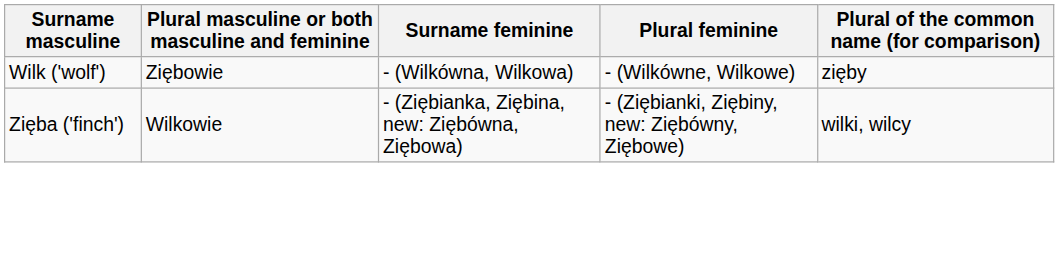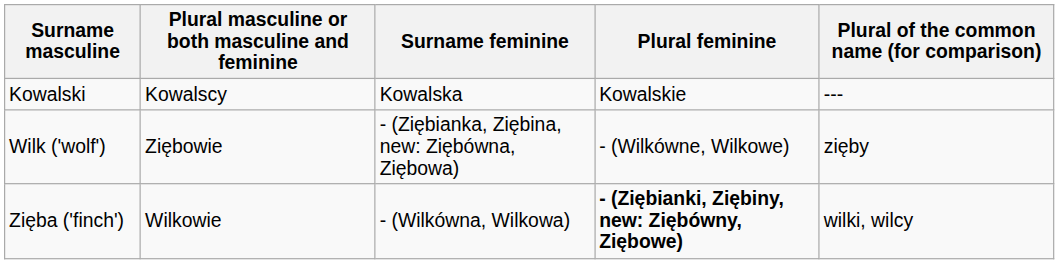+ row: (47, 94)
(478, 72) - (Wilkówna, Wilkowa) -> (471, 146) - (Ziębianka, Ziębina, new: Ziębówna, Ziębowa)
(474, 124) - (Ziębianka, Ziębina, new: Ziębówna, Ziębowa) -> (475, 220) - (Wilkówna, Wilkowa)
(691, 124) normal -> (691, 220) bold
